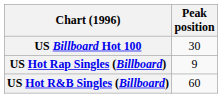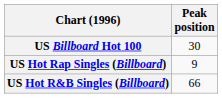(194, 83) 60 -> (194, 83) 66
